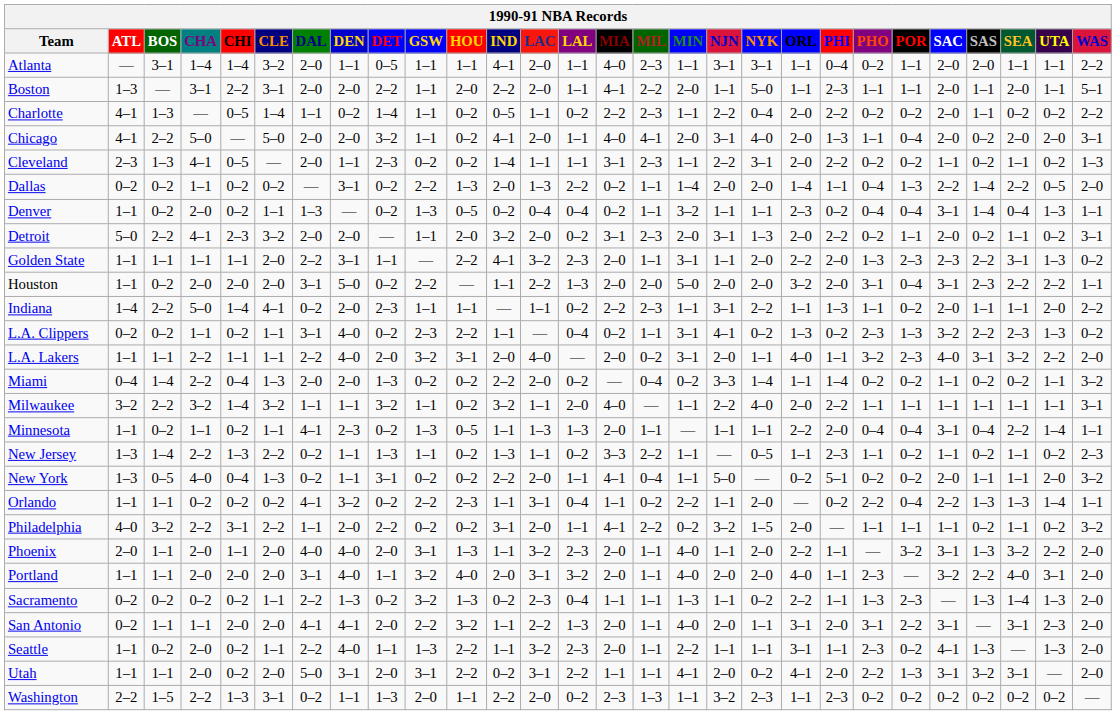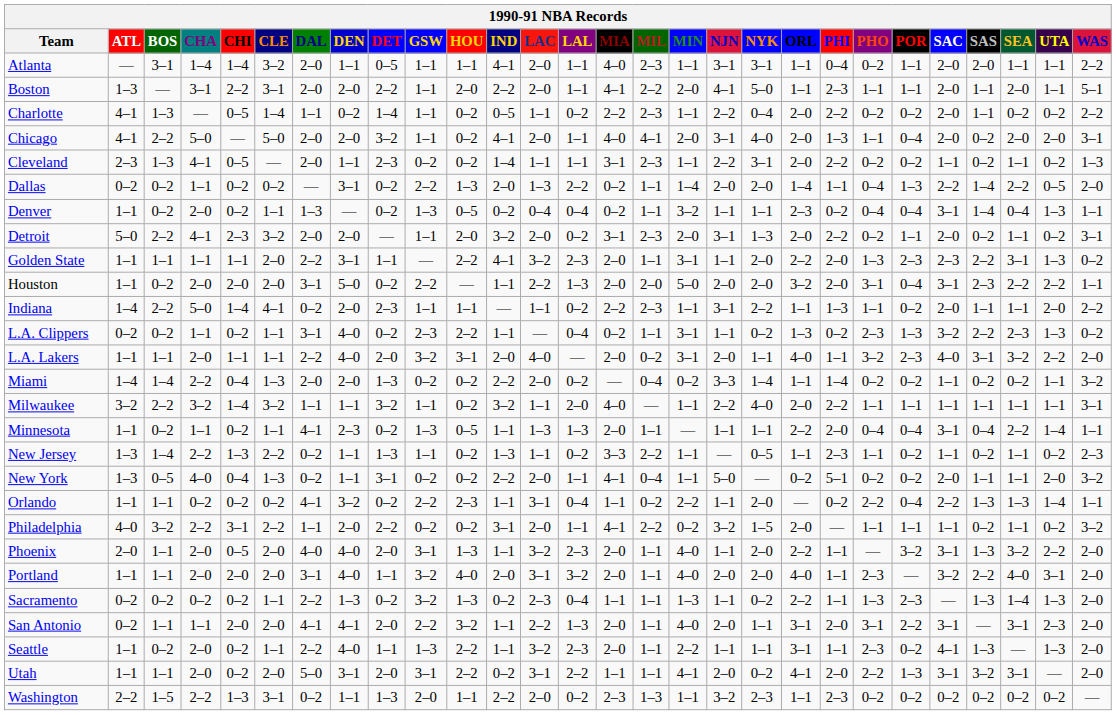(724, 89) 1–1 -> (724, 89) 4–1
(724, 332) 4–1 -> (724, 332) 1–1
(201, 357) 2–2 -> (201, 357) 2–0
(126, 381) 0–4 -> (126, 381) 1–4
(238, 551) 1–1 -> (238, 551) 0–5
